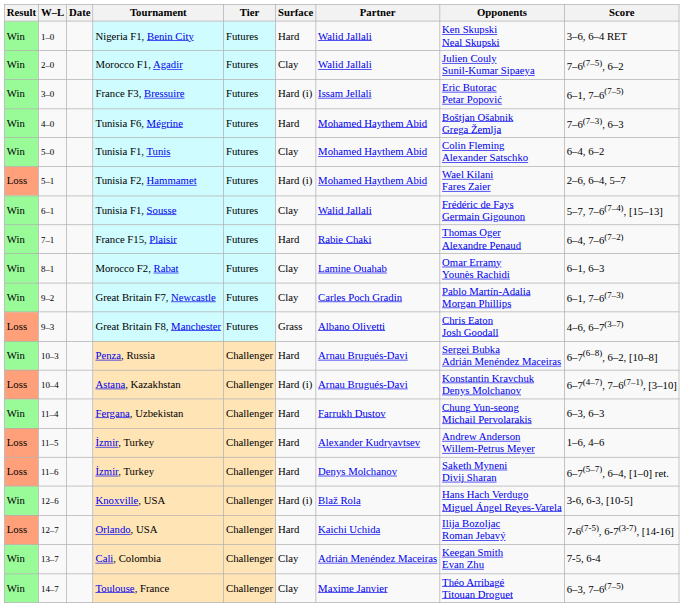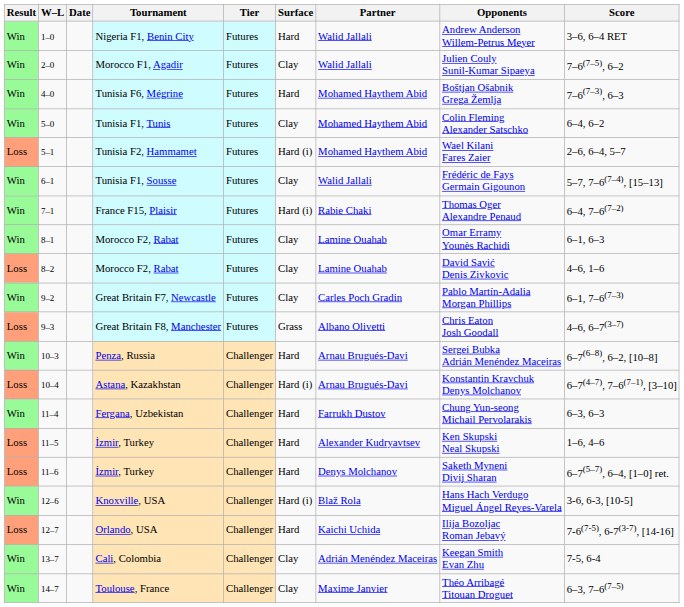(471, 36) Ken Skupski Neal Skupski -> (488, 36) Andrew Anderson Willem-Petrus Meyer
- row: (48, 94)
(289, 239) Hard -> (295, 210) Hard (i)
+ row: (48, 269)
(488, 442) Andrew Anderson Willem-Petrus Meyer -> (471, 442) Ken Skupski Neal Skupski
